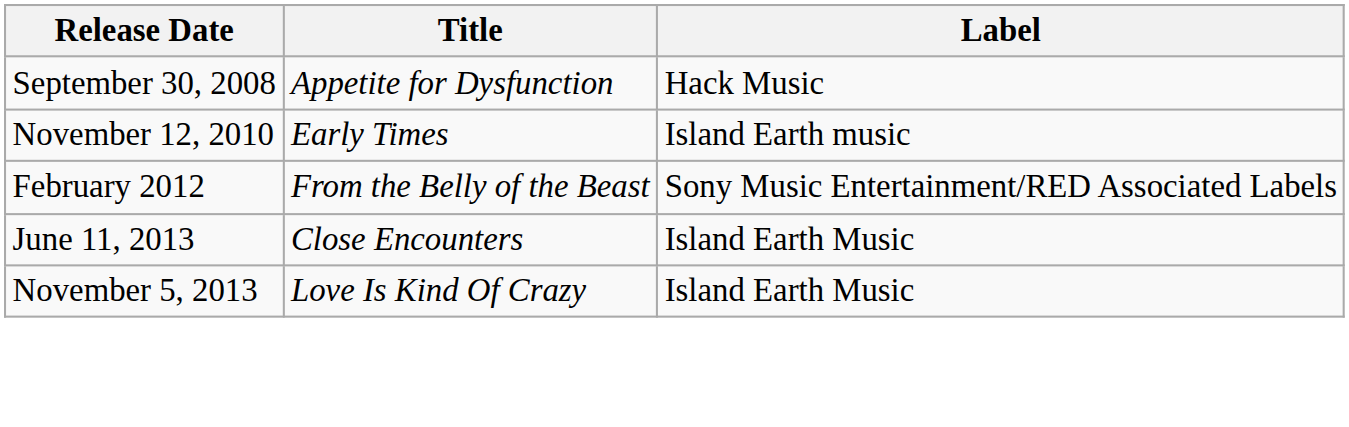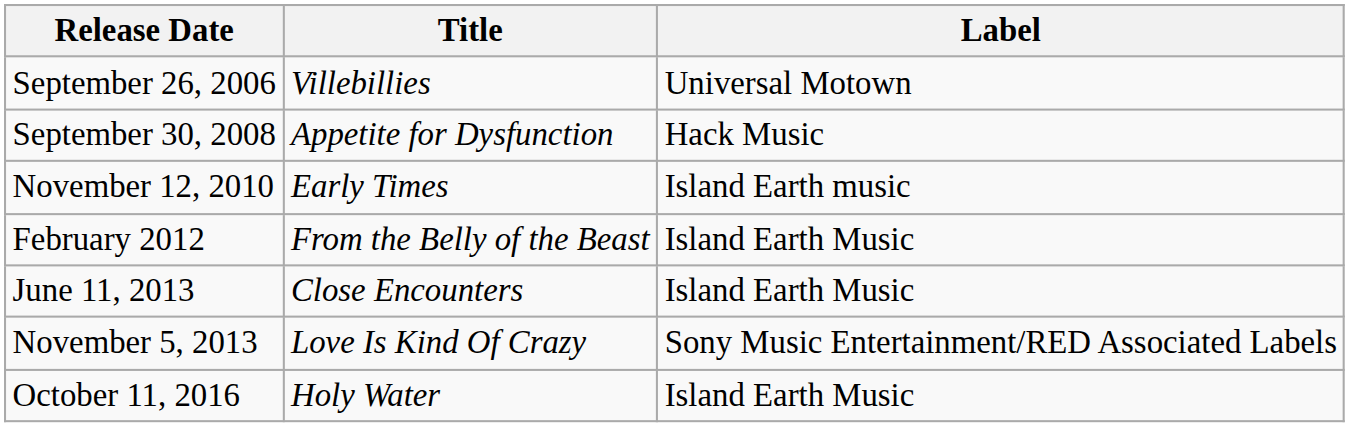+ row: (144, 82)
(1001, 186) Sony Music Entertainment/RED Associated Labels -> (789, 238) Island Earth Music
(789, 290) Island Earth Music -> (1001, 342) Sony Music Entertainment/RED Associated Labels
+ row: (126, 394)
